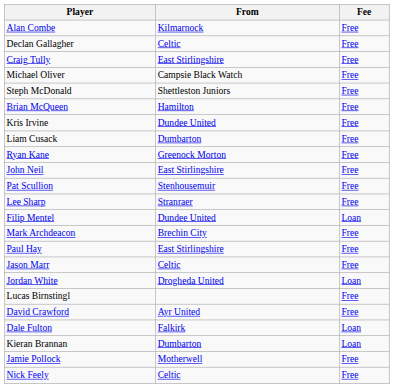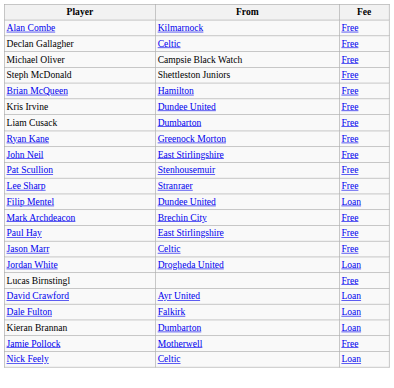- row: (28, 59)
(350, 312) Free -> (351, 296) Loan
(350, 375) Free -> (351, 359) Loan
